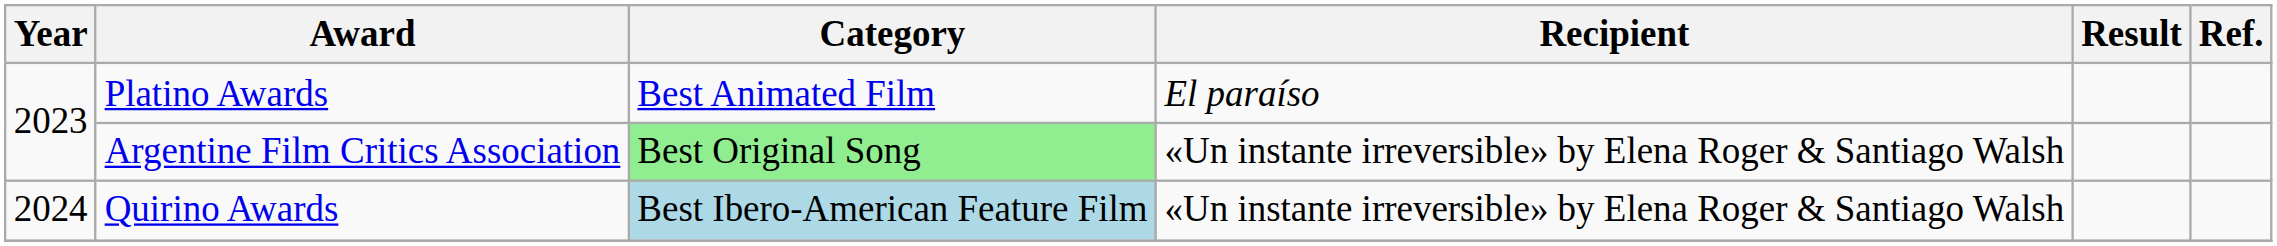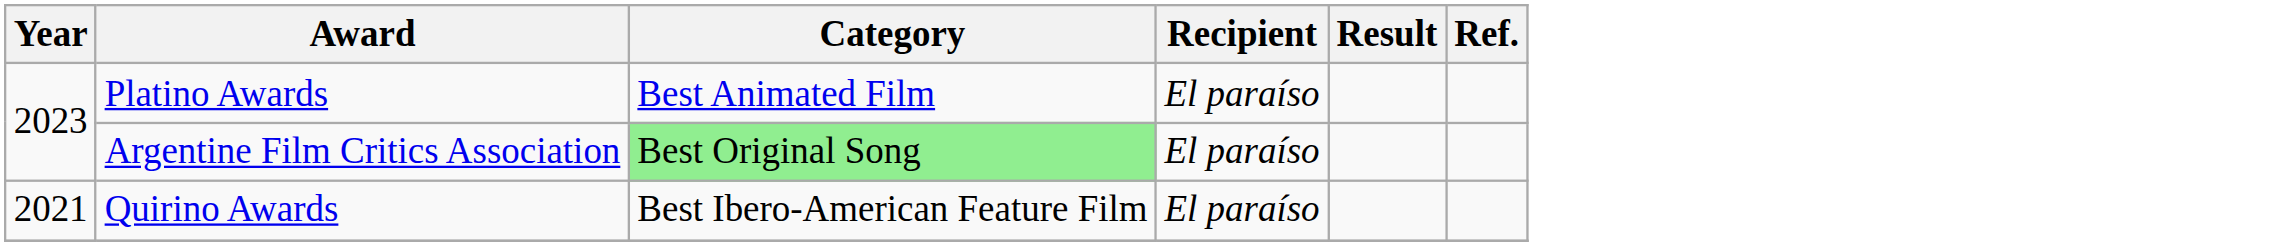(1614, 151) «Un instante irreversible» by Elena Roger & Santiago Walsh -> (1242, 151) El paraíso
(51, 209) 2024 -> (51, 209) 2021
(892, 209) lightblue background -> (892, 209) no background
(1614, 209) «Un instante irreversible» by Elena Roger & Santiago Walsh -> (1242, 209) El paraíso
